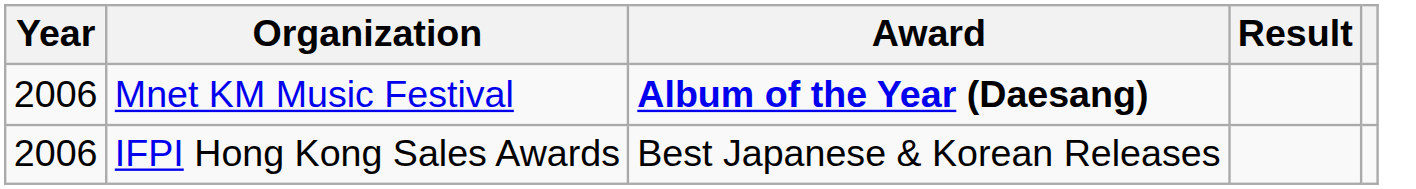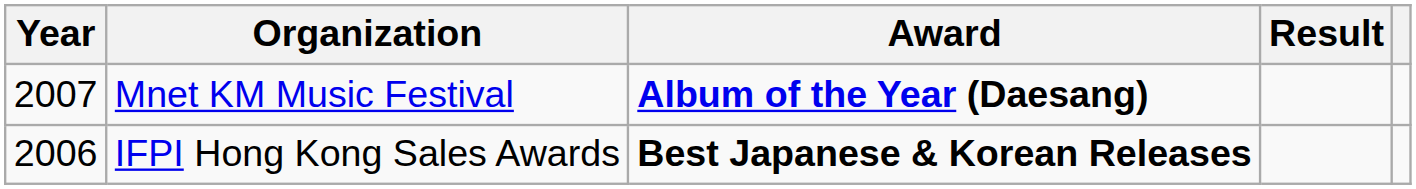(56, 93) 2006 -> (56, 93) 2007
(929, 153) normal -> (945, 153) bold
